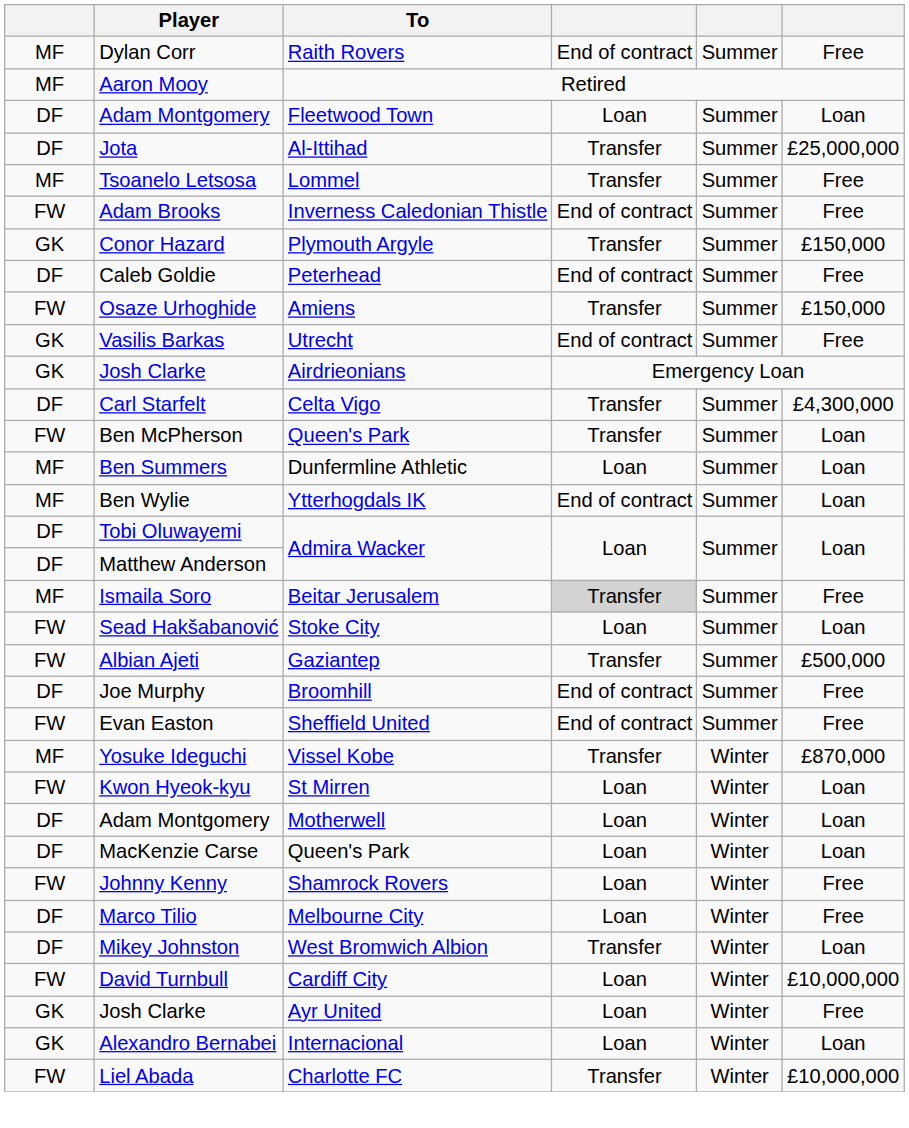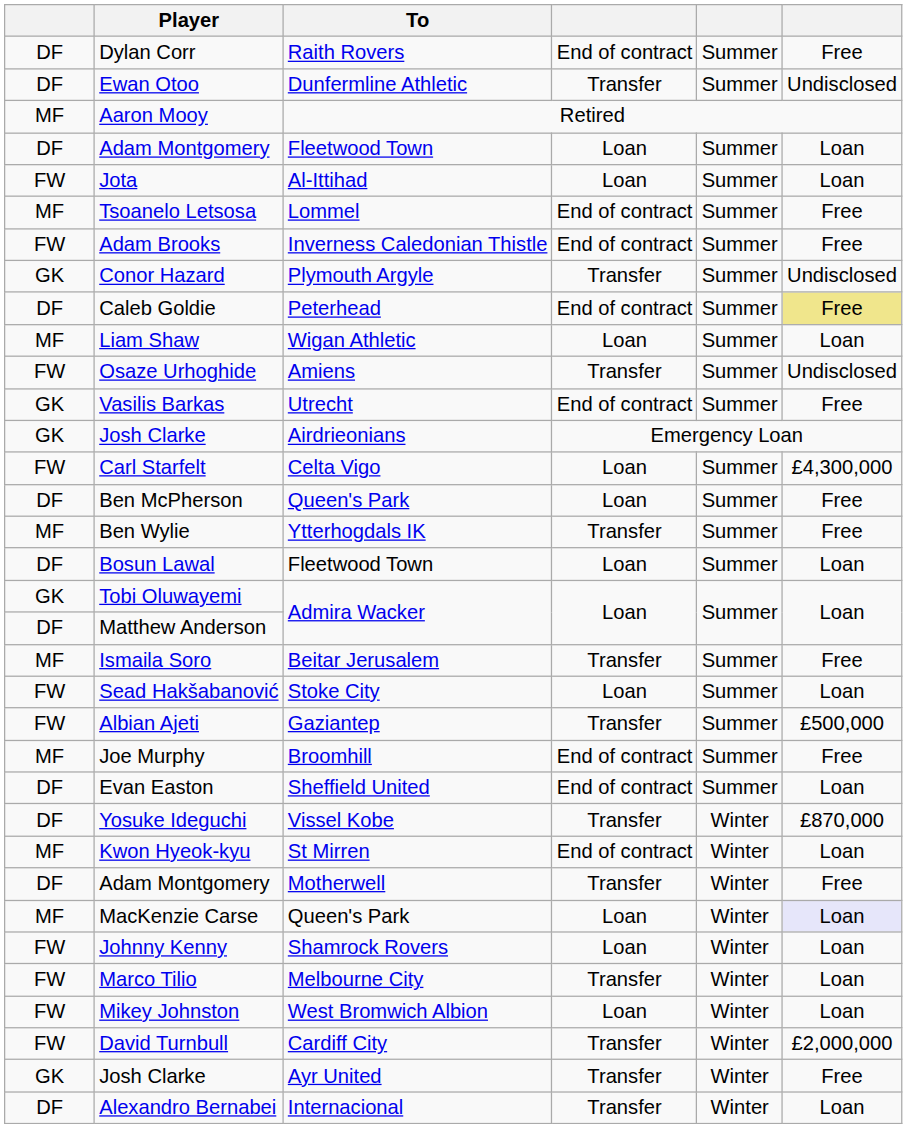(50, 52) MF -> (50, 52) DF
+ row: (149, 84)
(50, 148) DF -> (50, 180) FW
(625, 148) Transfer -> (625, 180) Loan
(843, 148) £25,000,000 -> (842, 180) Loan
(625, 180) Transfer -> (625, 212) End of contract
(843, 244) £150,000 -> (842, 276) Undisclosed
(843, 276) no background -> (842, 308) khaki background
+ row: (149, 340)
(843, 308) £150,000 -> (842, 372) Undisclosed
(50, 404) DF -> (50, 468) FW
(625, 404) Transfer -> (625, 468) Loan
(50, 436) FW -> (50, 500) DF
(625, 436) Transfer -> (625, 500) Loan
(843, 436) Loan -> (842, 500) Free
- row: (163, 468)
(625, 500) End of contract -> (625, 532) Transfer
(843, 500) Loan -> (842, 532) Free
+ row: (157, 564)
(50, 532) DF -> (50, 595) GK
(625, 595) lightgrey background -> (625, 659) no background
(50, 691) DF -> (50, 755) MF
(50, 723) FW -> (50, 787) DF
(843, 723) Free -> (842, 787) Loan
(50, 755) MF -> (50, 819) DF
(50, 787) FW -> (50, 851) MF
(625, 787) Loan -> (625, 851) End of contract
(625, 819) Loan -> (625, 883) Transfer
(843, 819) Loan -> (842, 883) Free
(50, 851) DF -> (50, 915) MF
(843, 851) no background -> (842, 915) lavender background
(843, 883) Free -> (842, 947) Loan
(50, 915) DF -> (50, 979) FW
(625, 915) Loan -> (625, 979) Transfer
(843, 915) Free -> (842, 979) Loan
(50, 947) DF -> (50, 1011) FW
(625, 947) Transfer -> (625, 1011) Loan
(625, 979) Loan -> (625, 1043) Transfer
(843, 979) £10,000,000 -> (842, 1043) £2,000,000
(625, 1011) Loan -> (625, 1075) Transfer
(50, 1043) GK -> (50, 1107) DF
(625, 1043) Loan -> (625, 1107) Transfer
- row: (146, 1075)
